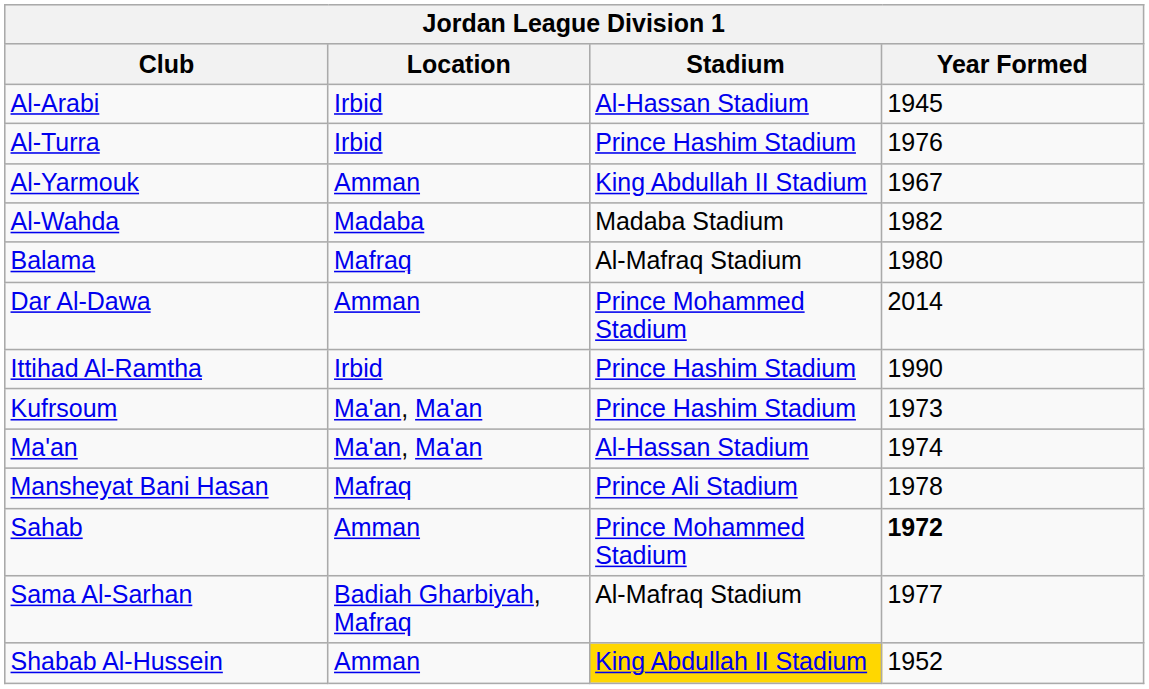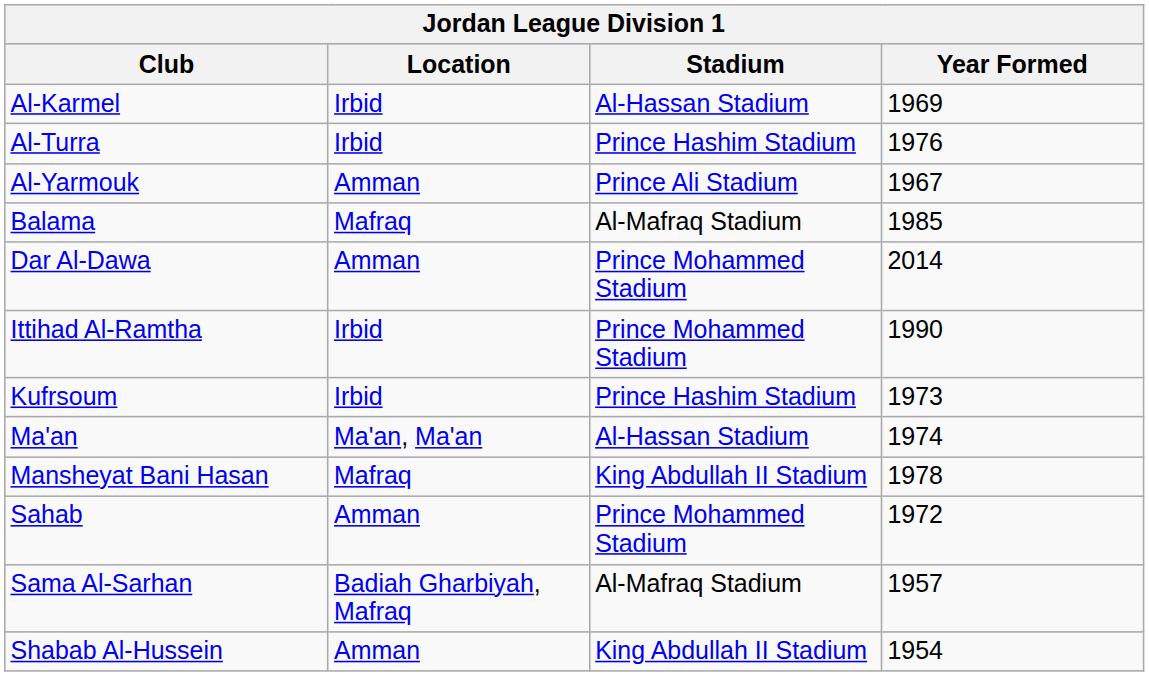- row: (55, 103)
+ row: (65, 103)
(731, 182) King Abdullah II Stadium -> (696, 182) Prince Ali Stadium
- row: (65, 222)
(915, 261) 1980 -> (915, 222) 1985
(726, 369) Prince Hashim Stadium -> (700, 343) Prince Mohammed Stadium
(408, 408) Ma'an, Ma'an -> (358, 397) Irbid
(696, 487) Prince Ali Stadium -> (731, 476) King Abdullah II Stadium
(915, 527) bold -> (915, 515) normal
(915, 595) 1977 -> (915, 583) 1957
(731, 662) gold background -> (731, 651) no background
(915, 662) 1952 -> (915, 651) 1954
